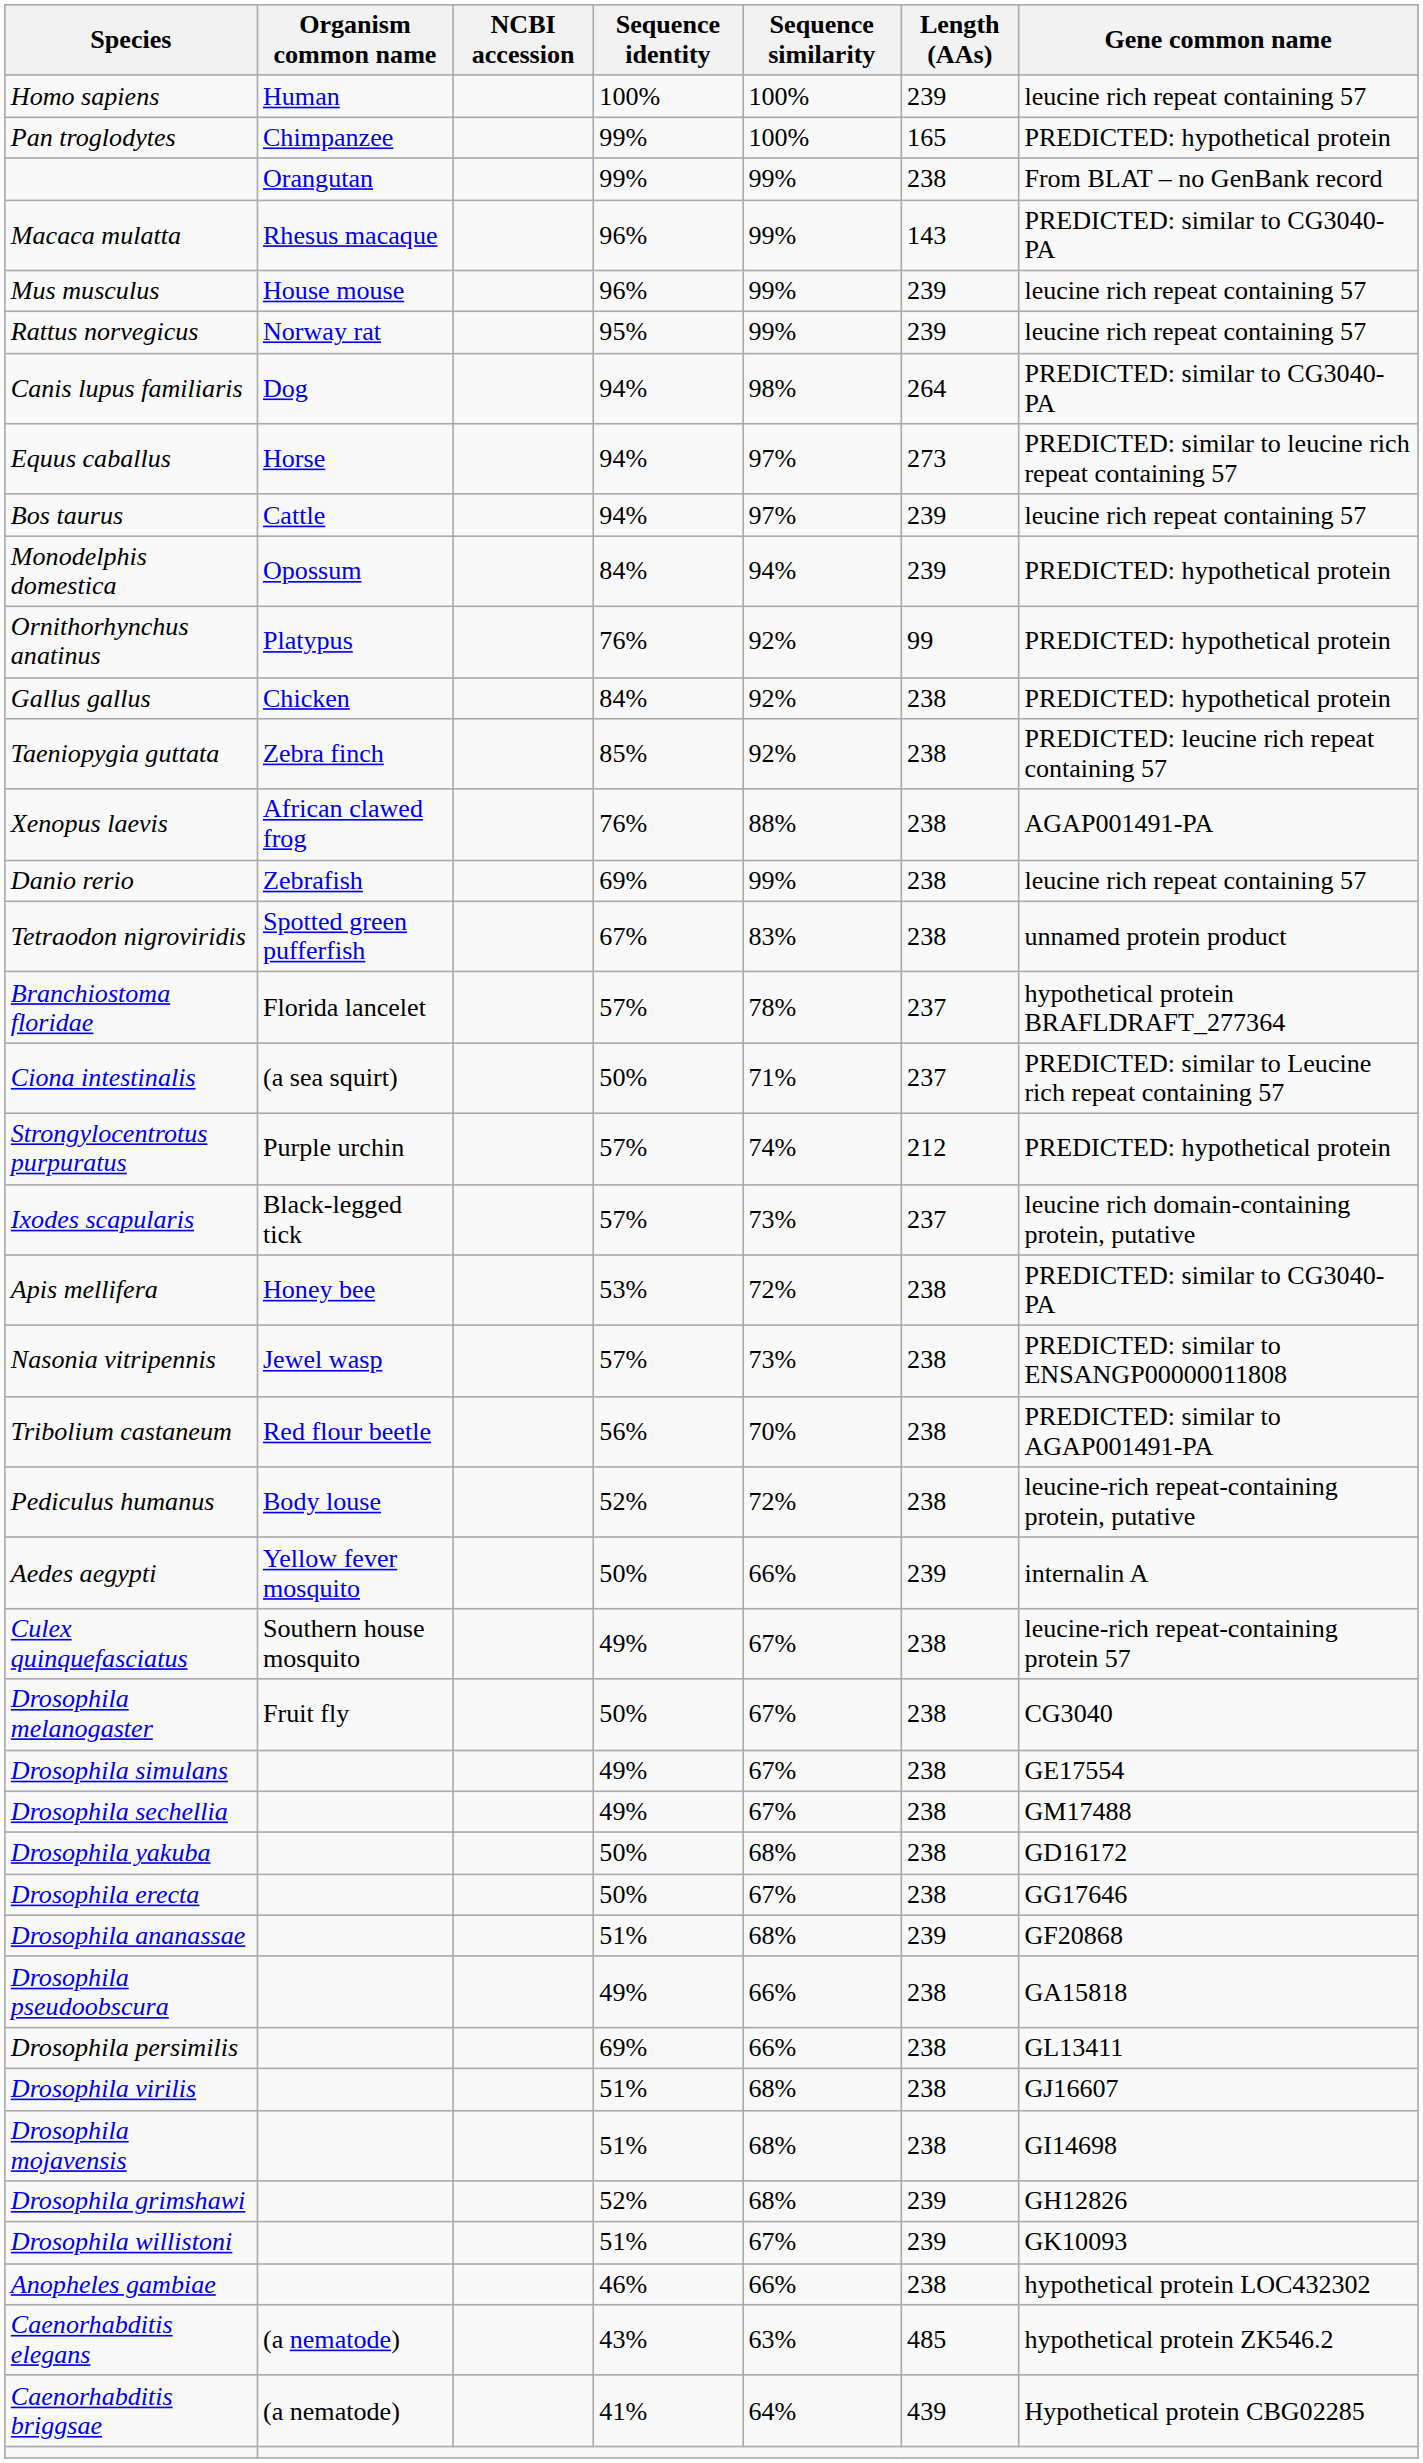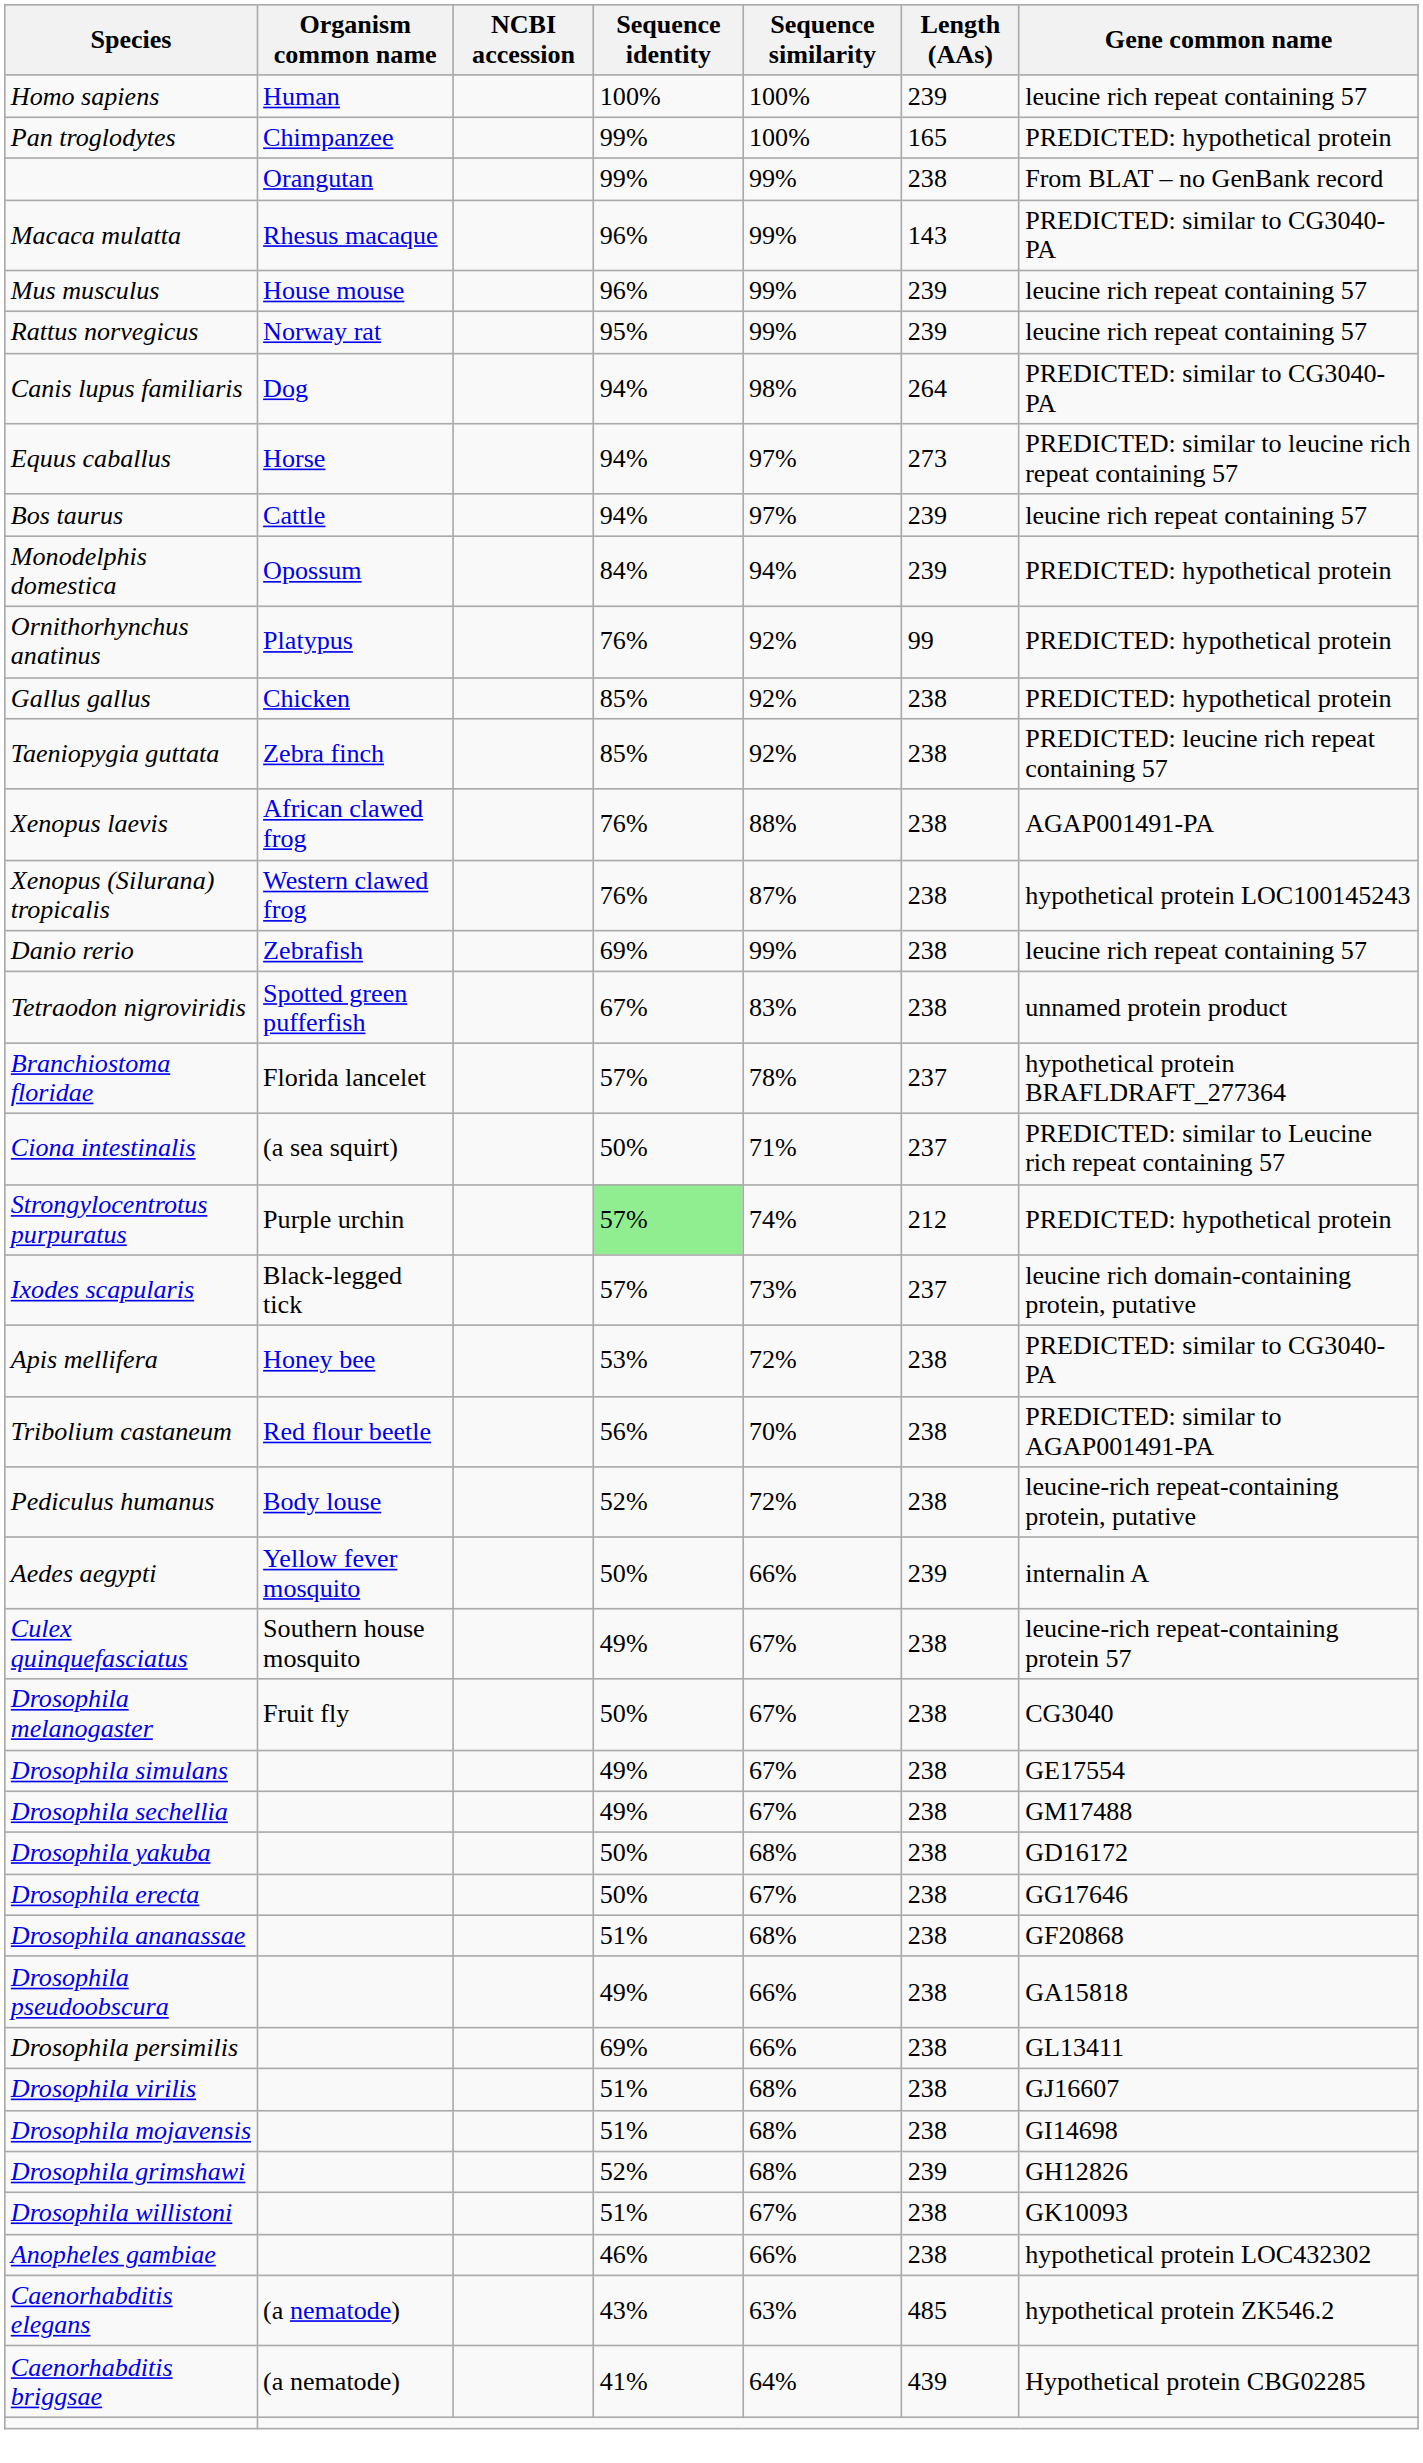(623, 697) 84% -> (624, 697) 85%
+ row: (113, 894)
(623, 1148) no background -> (624, 1219) lightgreen background
- row: (113, 1360)
(927, 1935) 239 -> (927, 1935) 238
(927, 2242) 239 -> (927, 2213) 238
